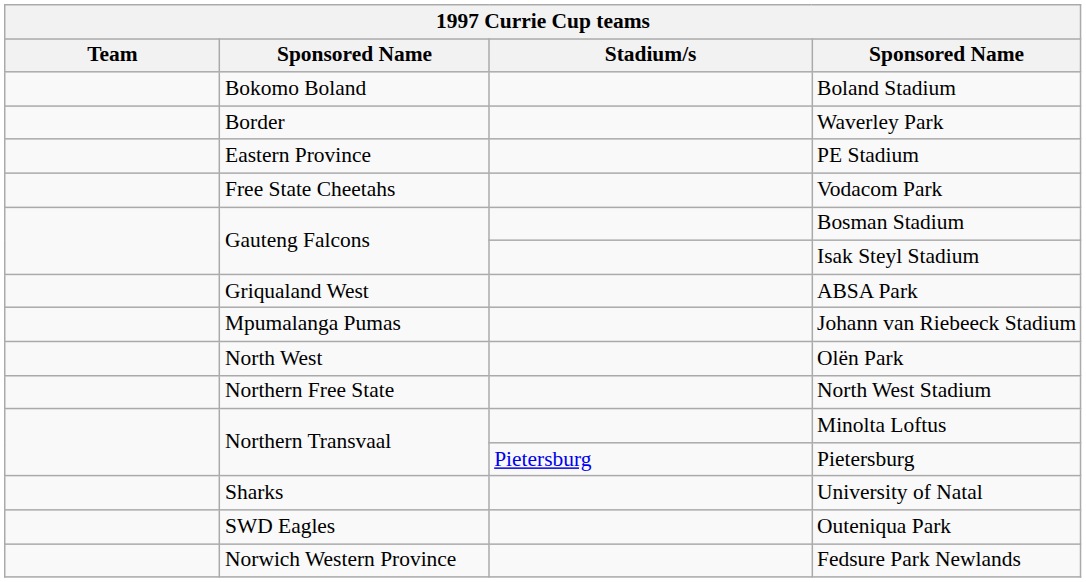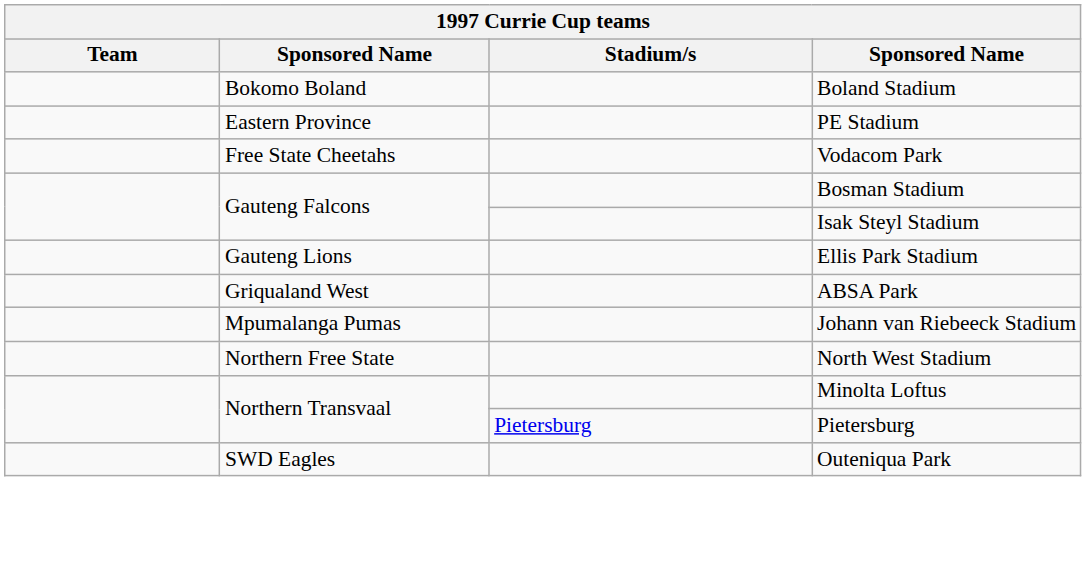- row: (880, 122)
+ row: (897, 256)
- row: (860, 357)
- row: (900, 492)
- row: (919, 559)
